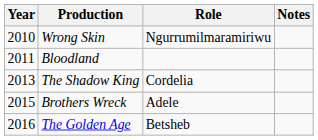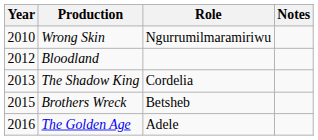(21, 59) 2011 -> (21, 59) 2012
(162, 102) Adele -> (168, 102) Betsheb
(168, 124) Betsheb -> (162, 124) Adele
